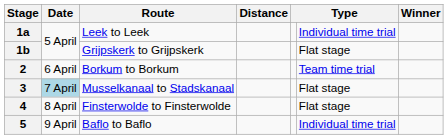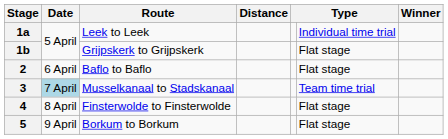(130, 69) Borkum to Borkum -> (117, 69) Baflo to Baflo
(337, 69) Team time trial -> (325, 69) Flat stage
(325, 87) Flat stage -> (337, 87) Team time trial
(117, 124) Baflo to Baflo -> (130, 124) Borkum to Borkum
(347, 124) Individual time trial -> (325, 124) Flat stage
